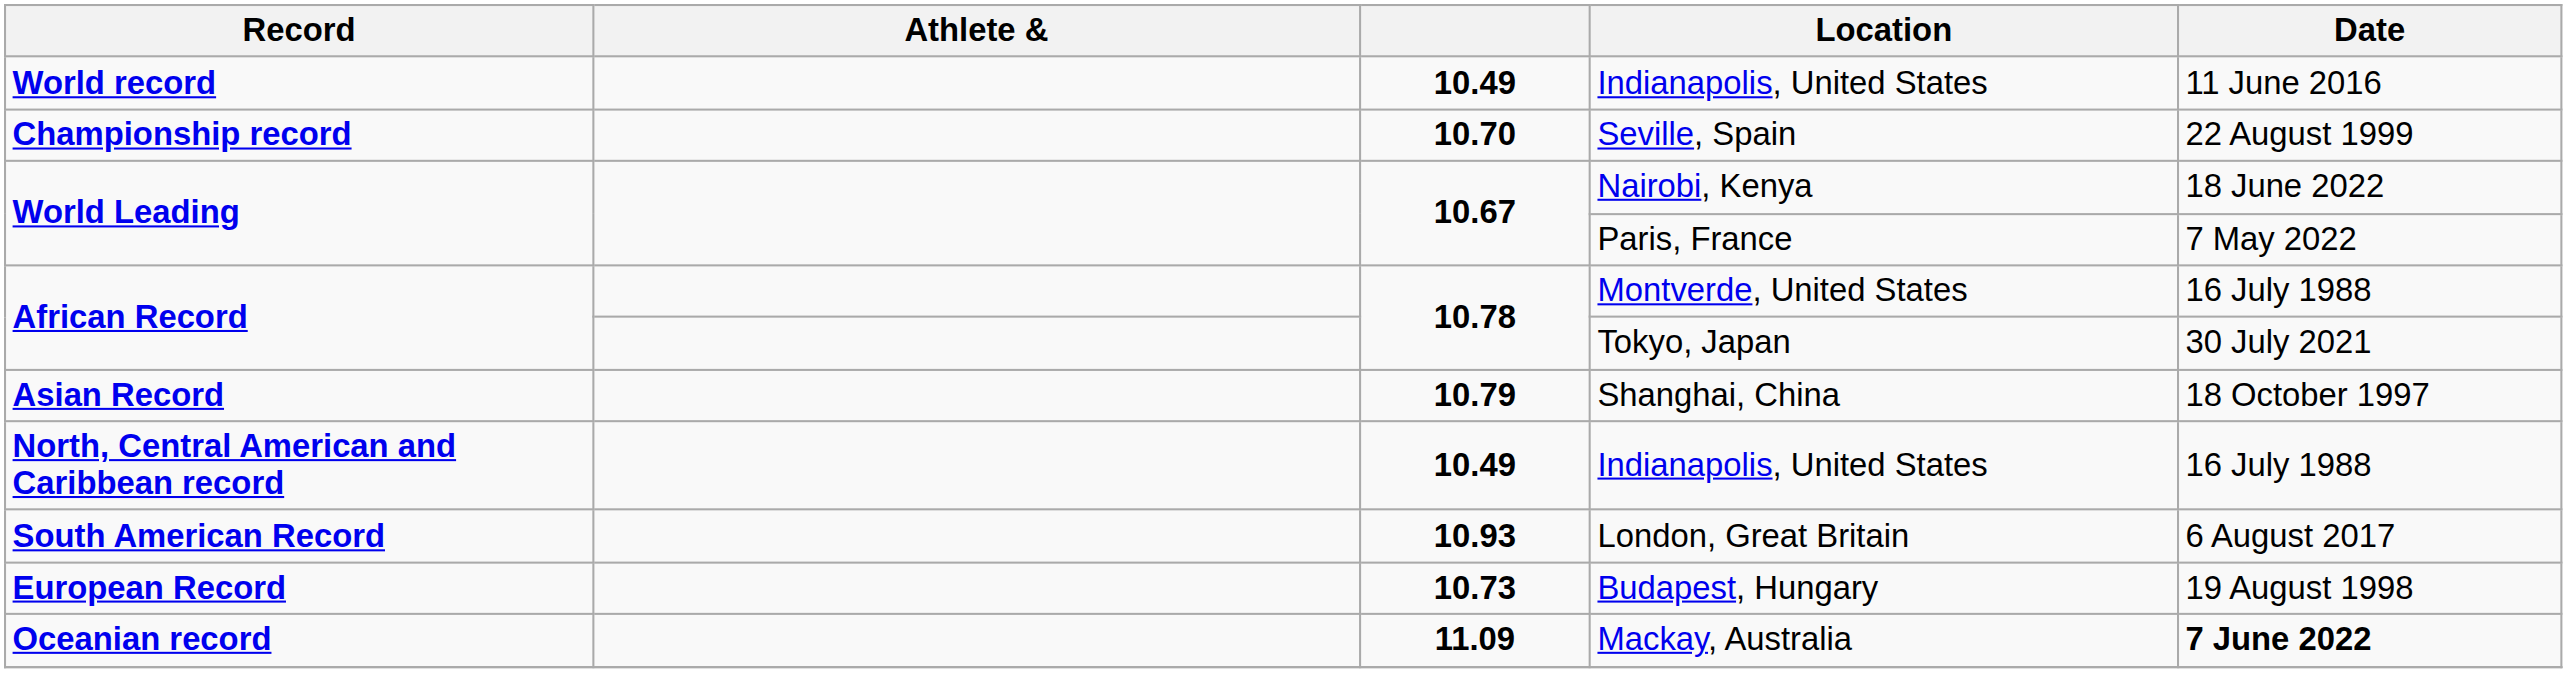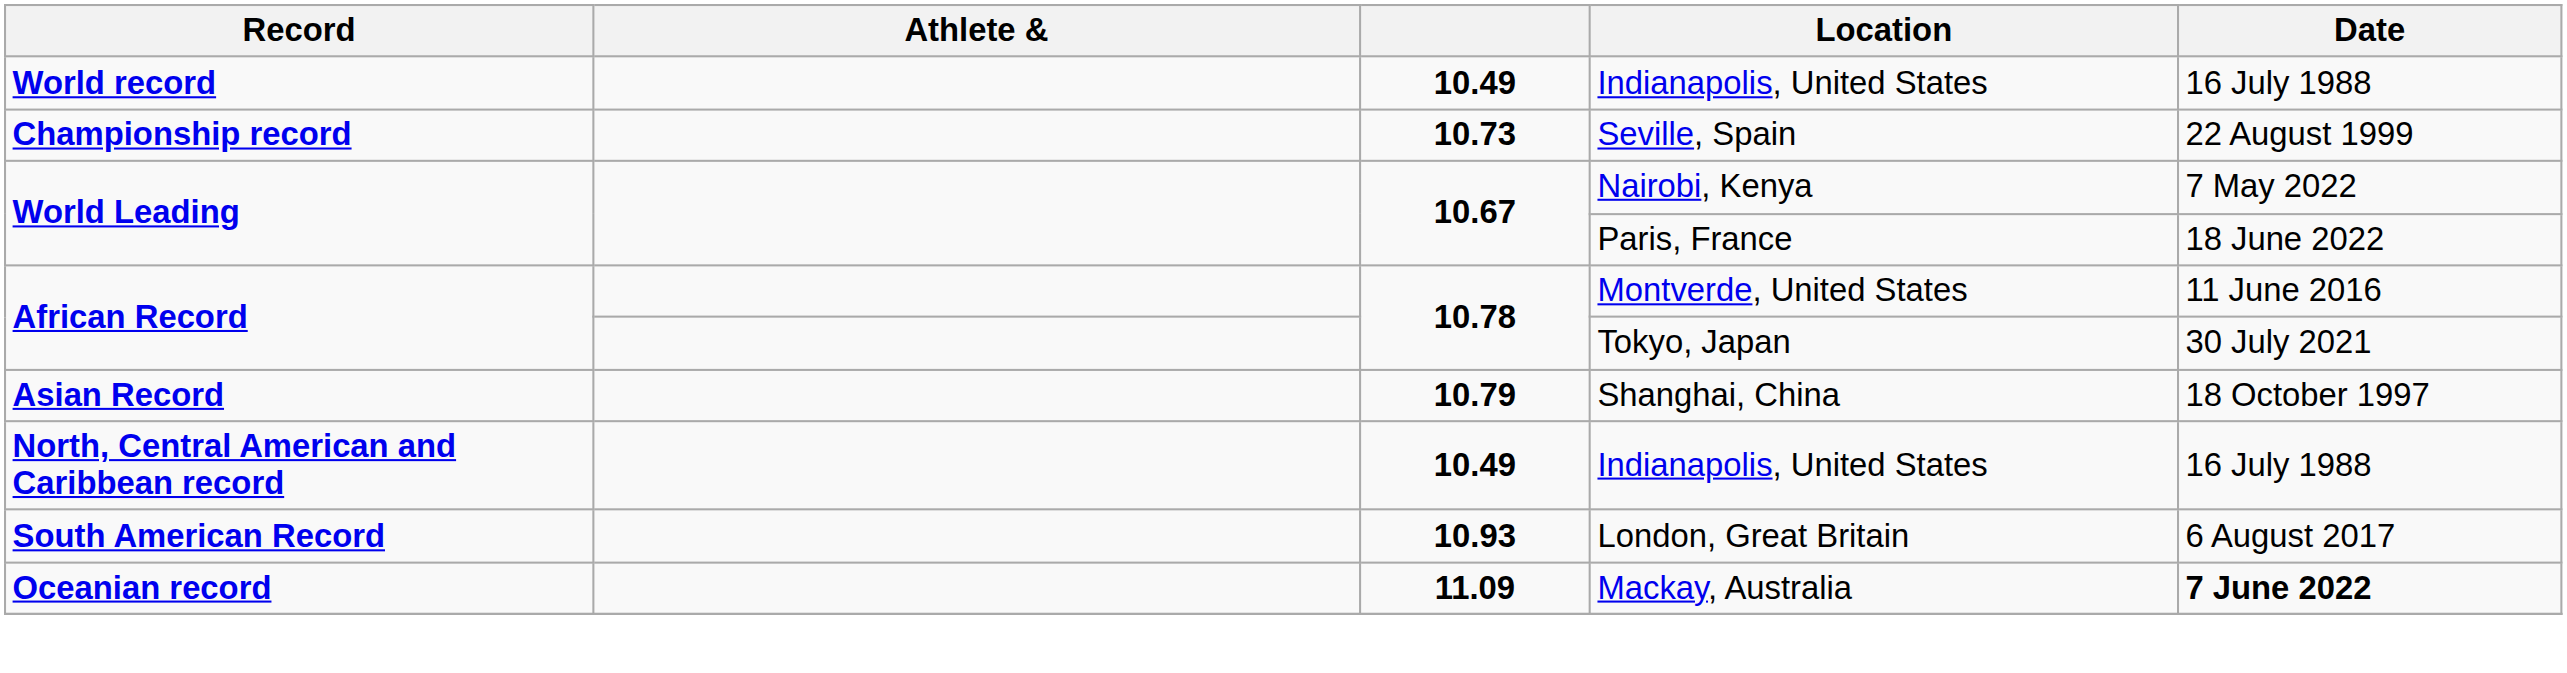(2284, 82) 11 June 2016 -> (2278, 82) 16 July 1988
(1475, 134) 10.70 -> (1475, 134) 10.73
(2285, 186) 18 June 2022 -> (2271, 186) 7 May 2022
(2271, 238) 7 May 2022 -> (2285, 238) 18 June 2022
(2278, 290) 16 July 1988 -> (2284, 290) 11 June 2016
- row: (149, 587)
